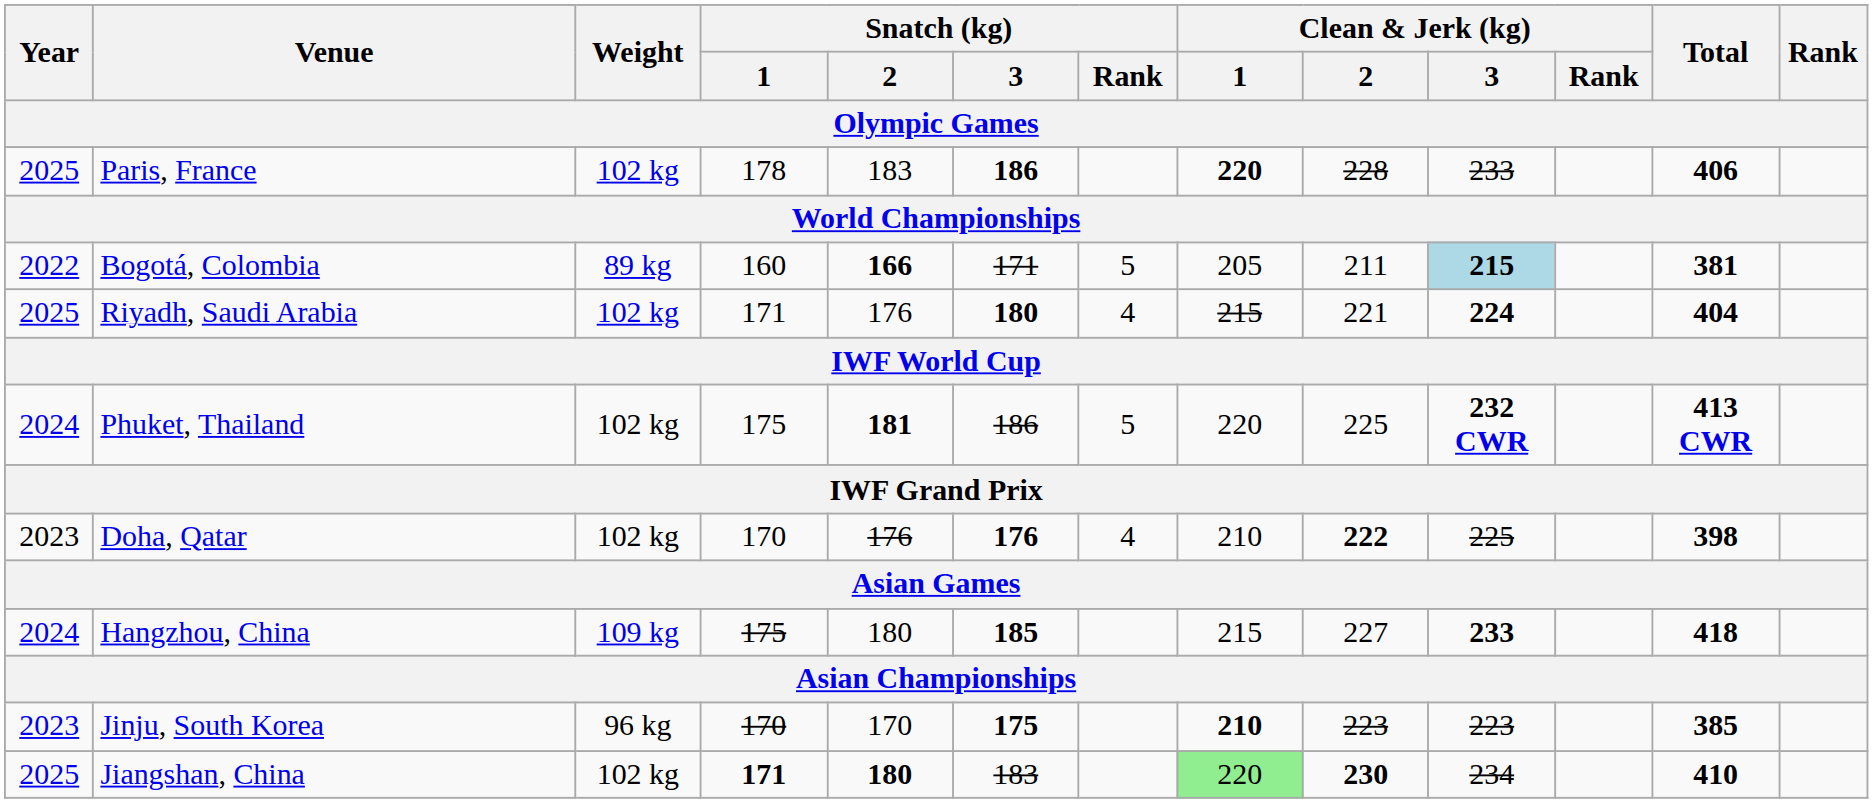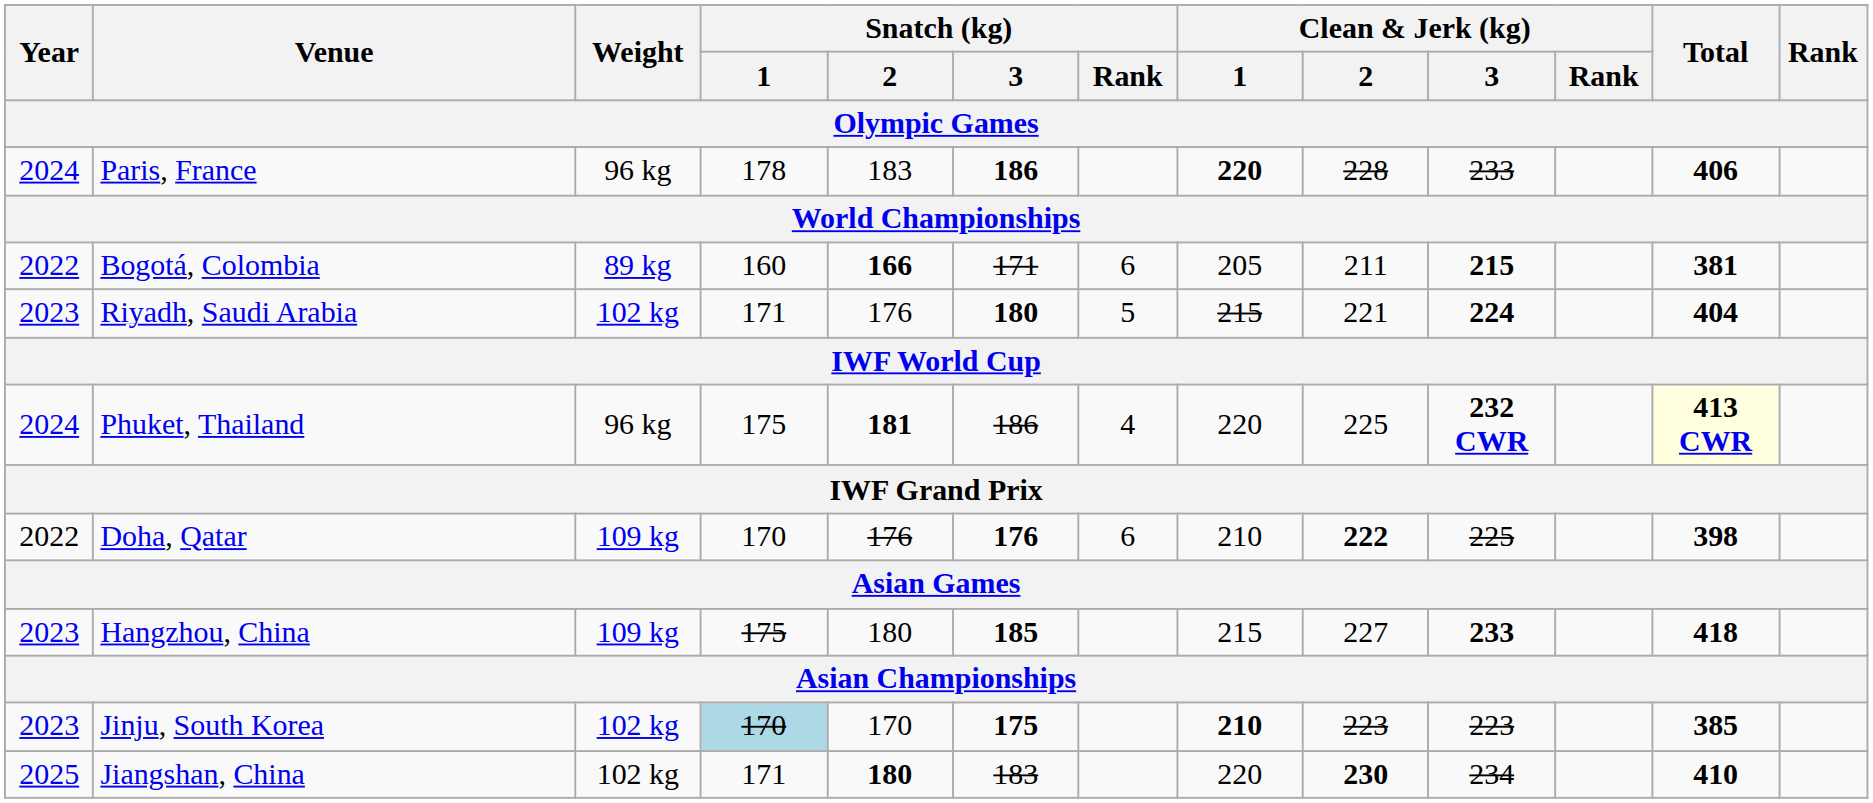(49, 170) 2025 -> (49, 170) 2024
(638, 170) 102 kg -> (638, 170) 96 kg
(1128, 265) 5 -> (1128, 265) 6
(1492, 265) lightblue background -> (1492, 265) no background
(49, 312) 2025 -> (49, 312) 2023
(1128, 312) 4 -> (1128, 312) 5
(638, 424) 102 kg -> (638, 424) 96 kg
(1128, 424) 5 -> (1128, 424) 4
(1716, 424) no background -> (1716, 424) lightyellow background
(49, 536) 2023 -> (49, 536) 2022
(638, 536) 102 kg -> (638, 536) 109 kg
(1128, 536) 4 -> (1128, 536) 6
(49, 631) 2024 -> (49, 631) 2023
(638, 726) 96 kg -> (638, 726) 102 kg
(764, 726) no background -> (764, 726) lightblue background
(764, 773) bold -> (764, 773) normal
(1240, 773) lightgreen background -> (1240, 773) no background
